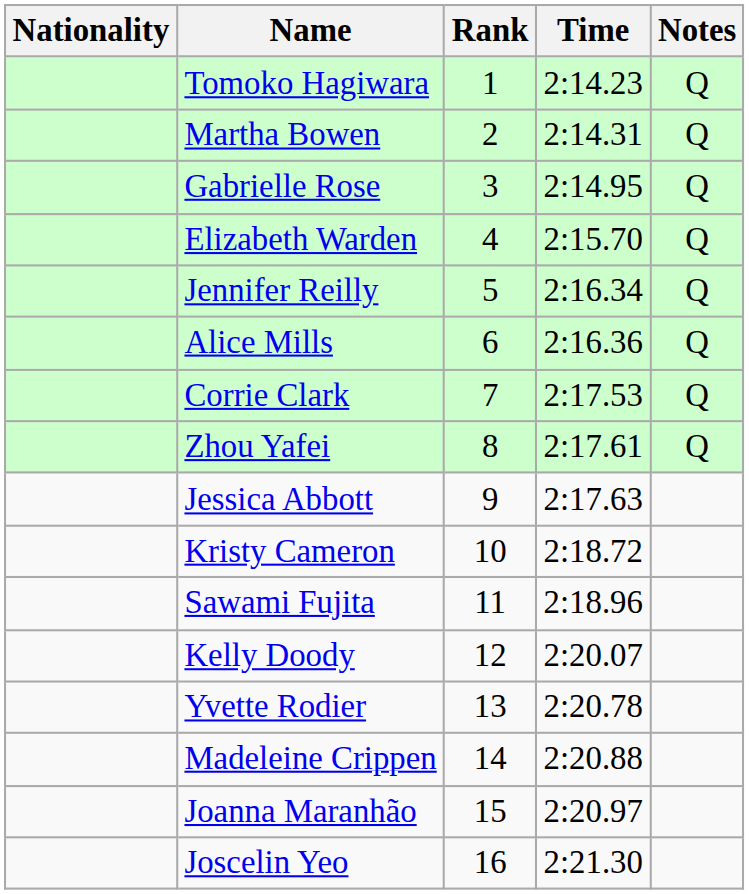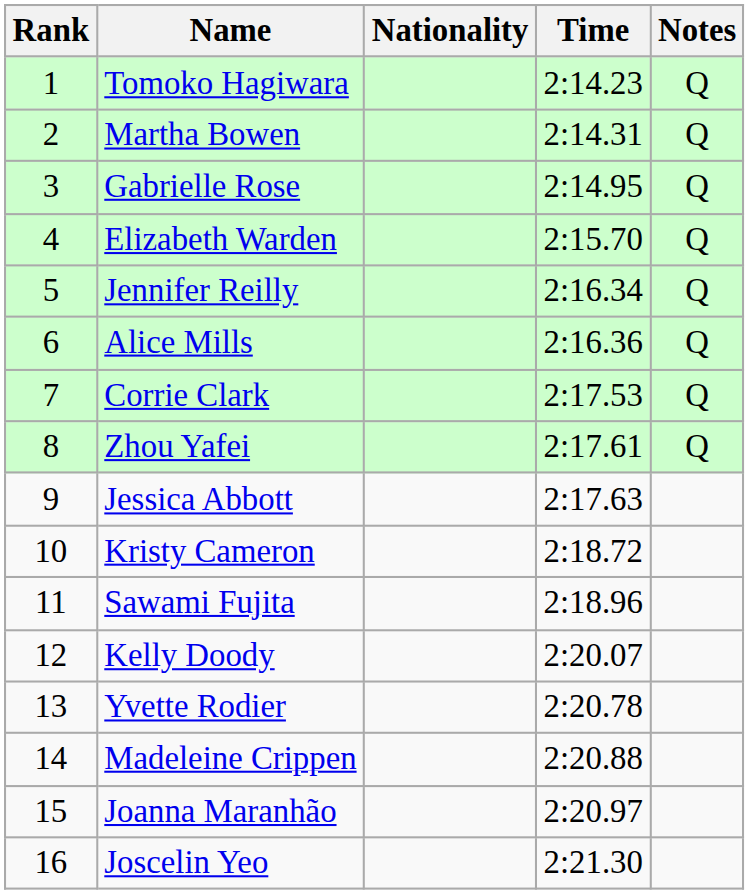columns swapped: (490, 30) <-> (91, 30)
